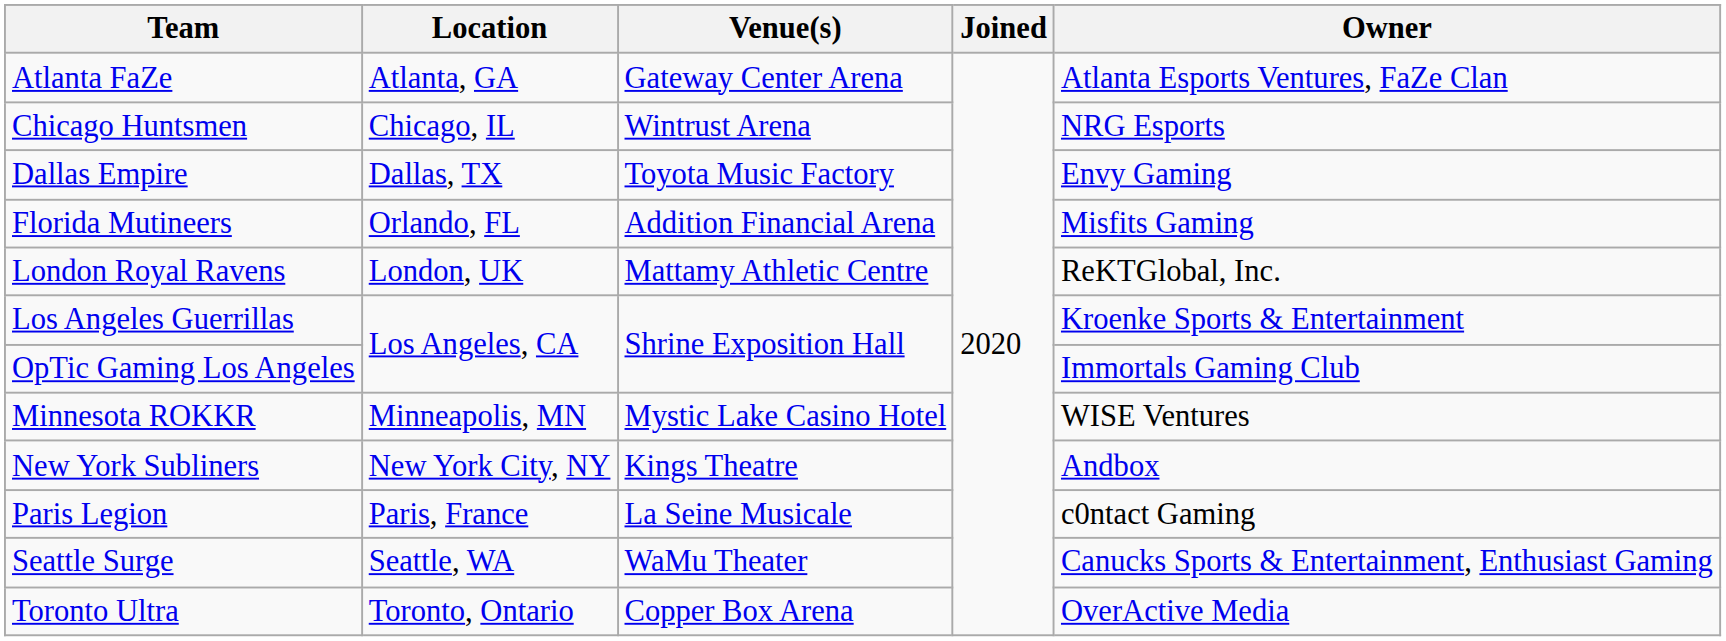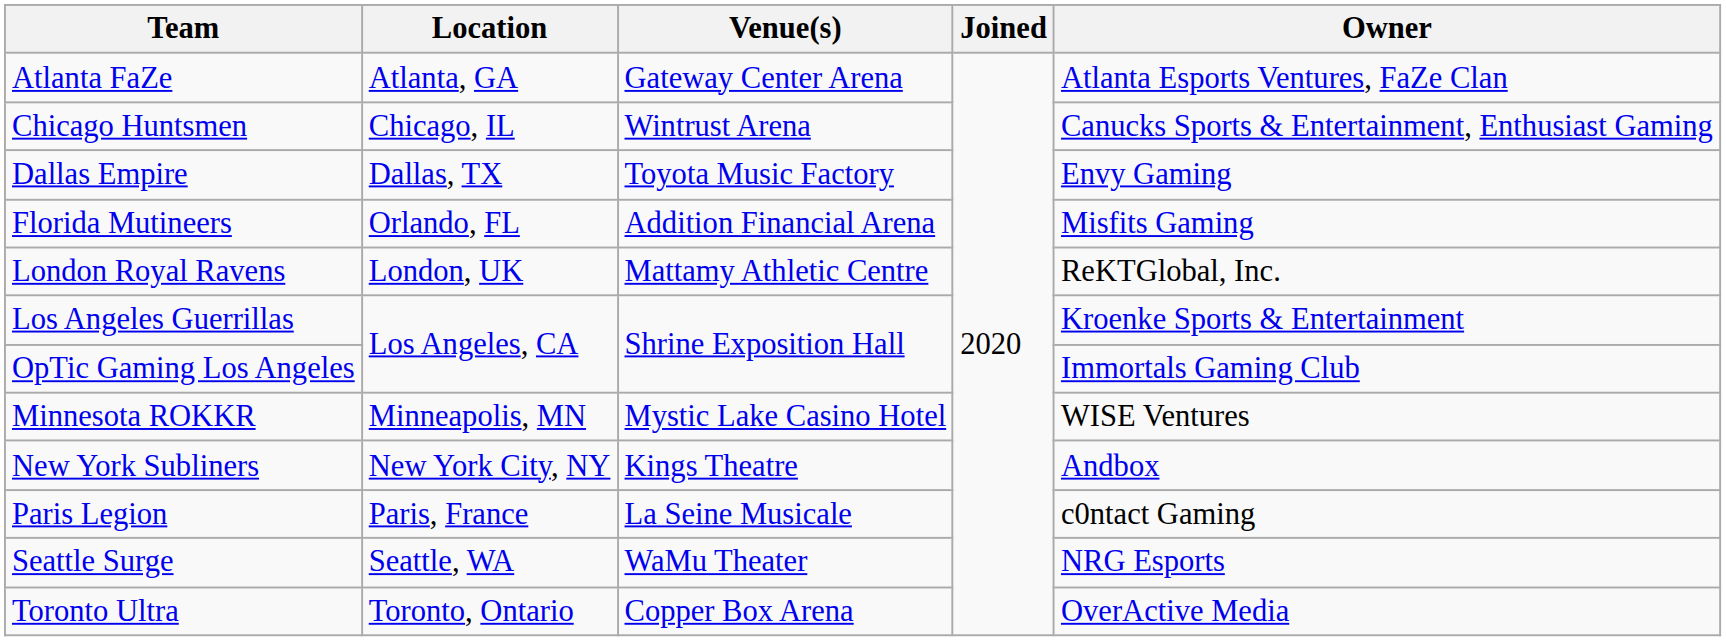(1143, 125) NRG Esports -> (1387, 125) Canucks Sports & Entertainment, Enthusiast Gaming
(1387, 561) Canucks Sports & Entertainment, Enthusiast Gaming -> (1143, 561) NRG Esports
